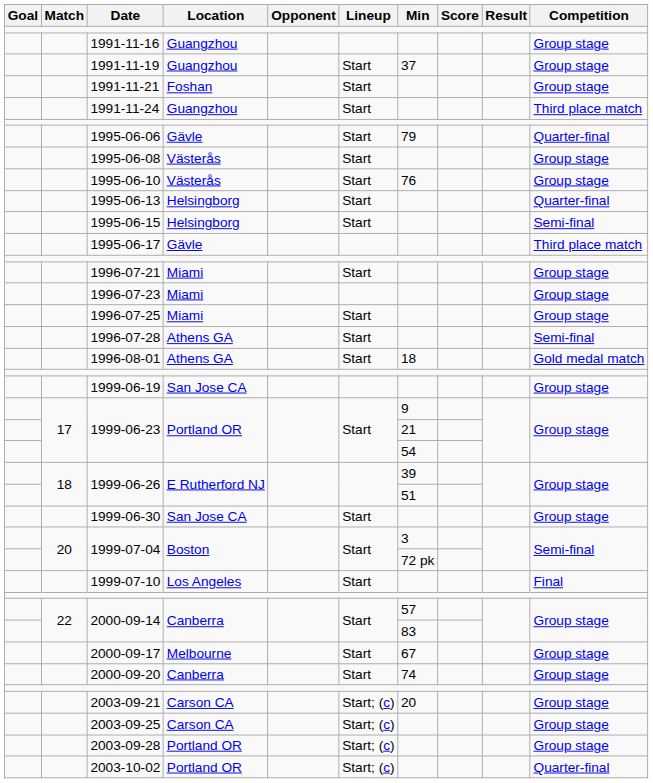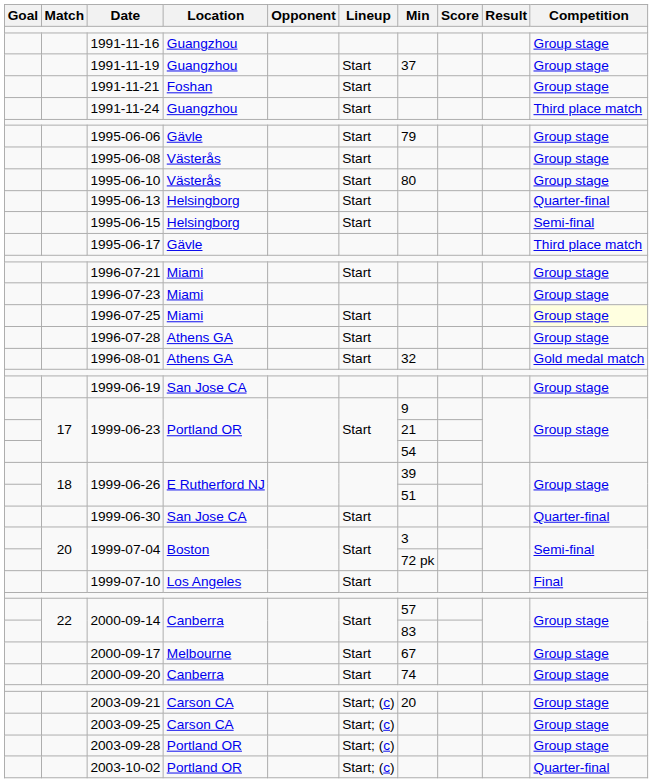(571, 137) Quarter-final -> (571, 137) Group stage
(409, 180) 76 -> (409, 180) 80
(571, 316) no background -> (571, 316) lightyellow background
(564, 337) Semi-final -> (571, 337) Group stage
(409, 359) 18 -> (409, 359) 32
(571, 517) Group stage -> (571, 517) Quarter-final
